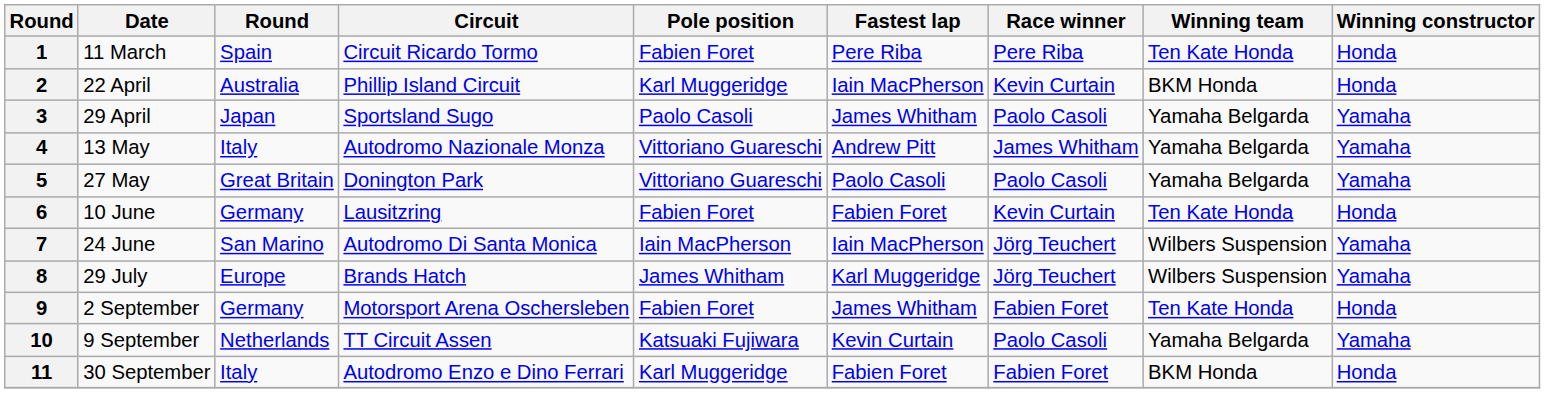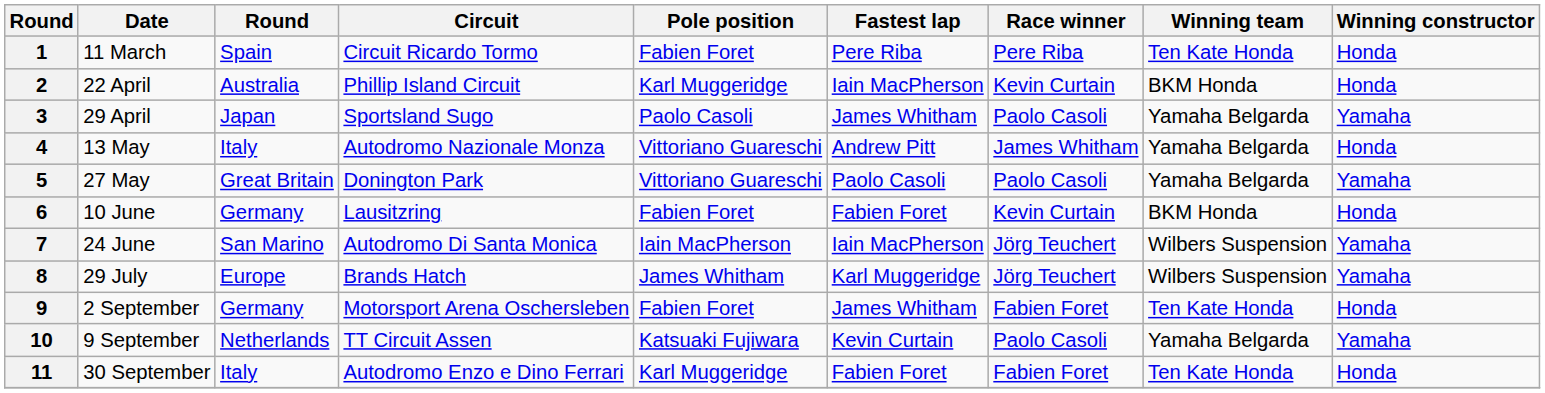(1374, 148) Yamaha -> (1367, 148) Honda
(1221, 212) Ten Kate Honda -> (1203, 212) BKM Honda
(1203, 372) BKM Honda -> (1221, 372) Ten Kate Honda
